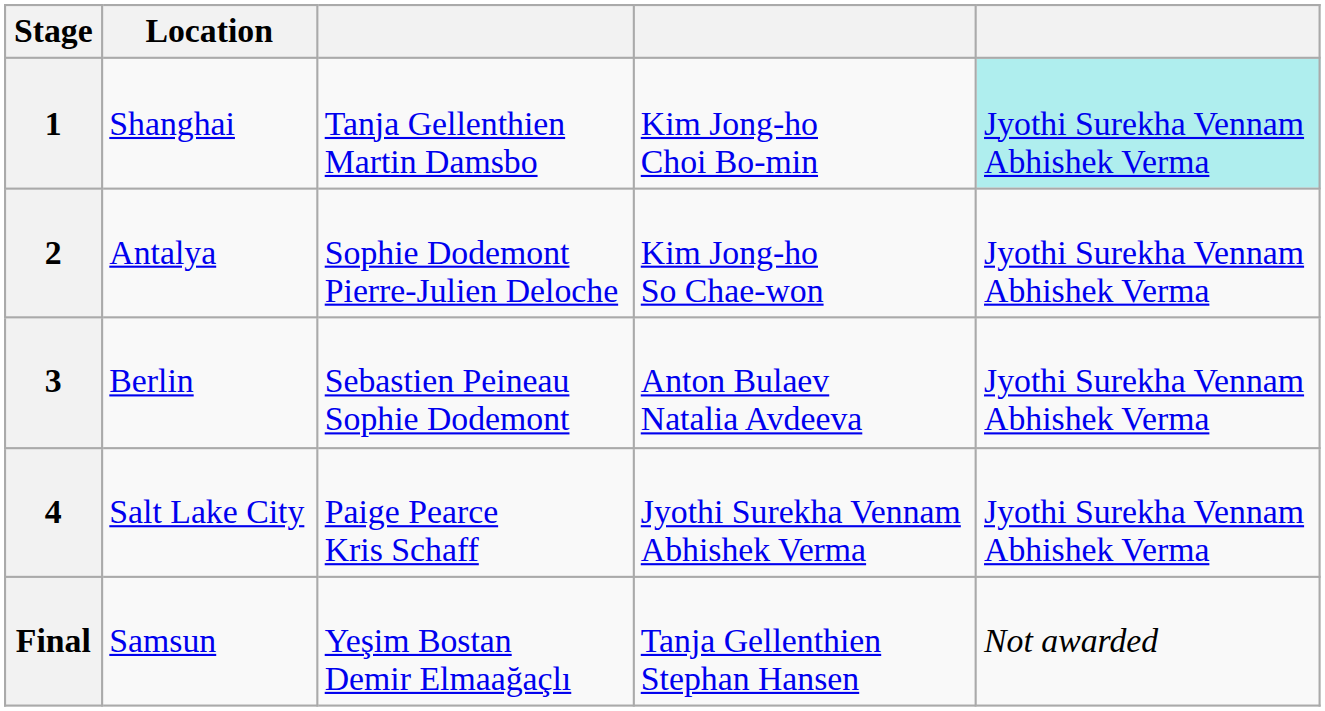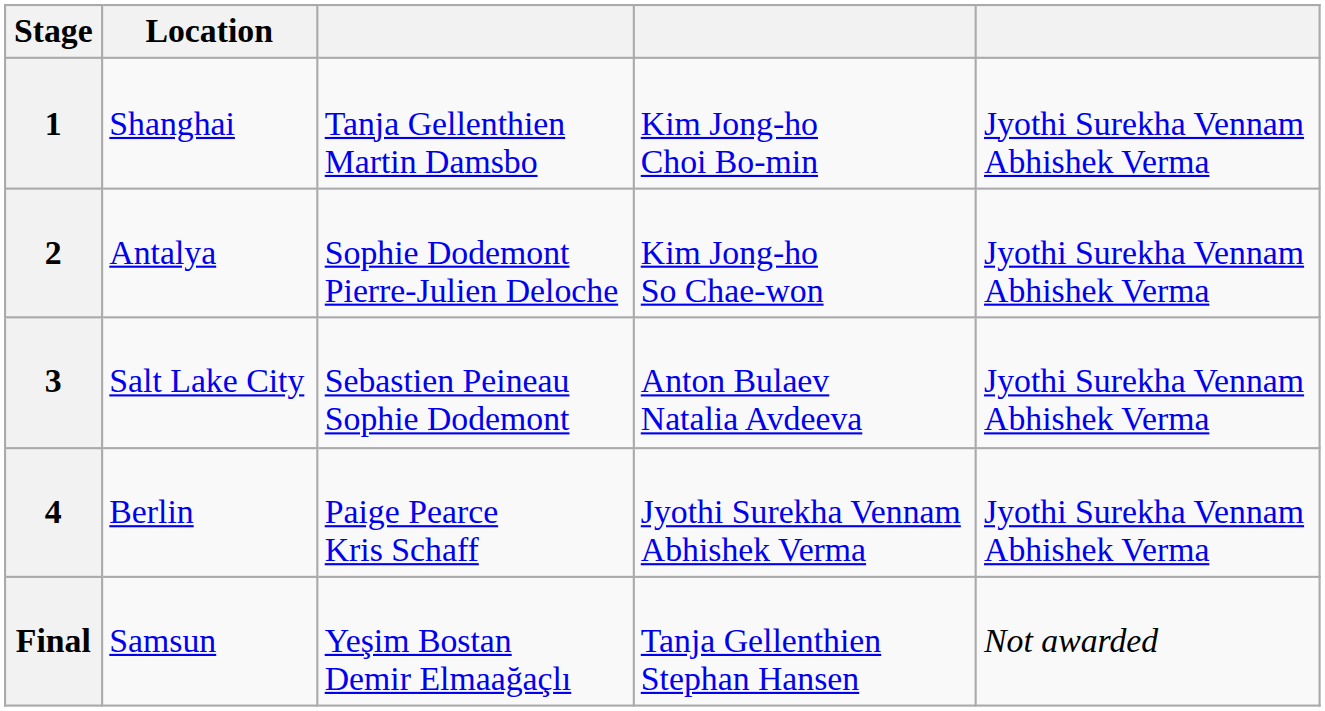(1144, 141) paleturquoise background -> (1144, 141) no background
(152, 381) Berlin -> (207, 381) Salt Lake City
(207, 511) Salt Lake City -> (152, 511) Berlin
